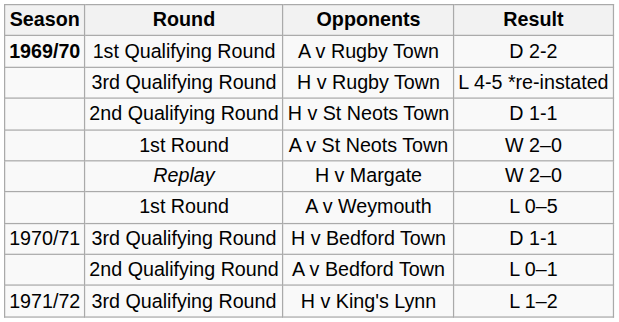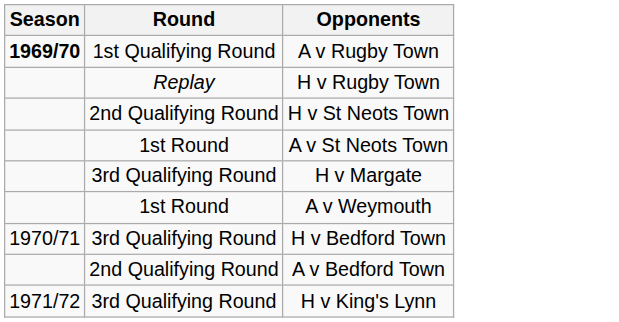- column: (533, 20)
(184, 82) 3rd Qualifying Round -> (184, 82) Replay
(184, 176) Replay -> (184, 176) 3rd Qualifying Round
